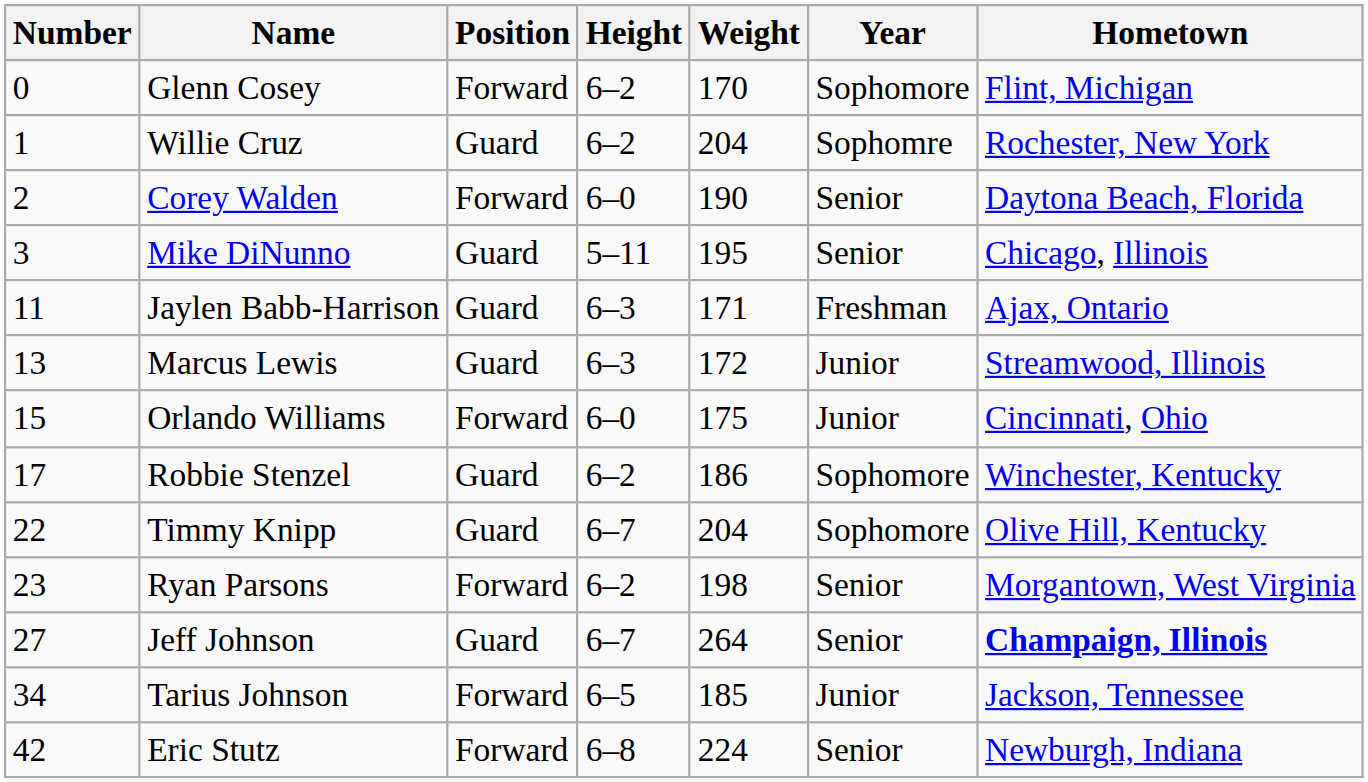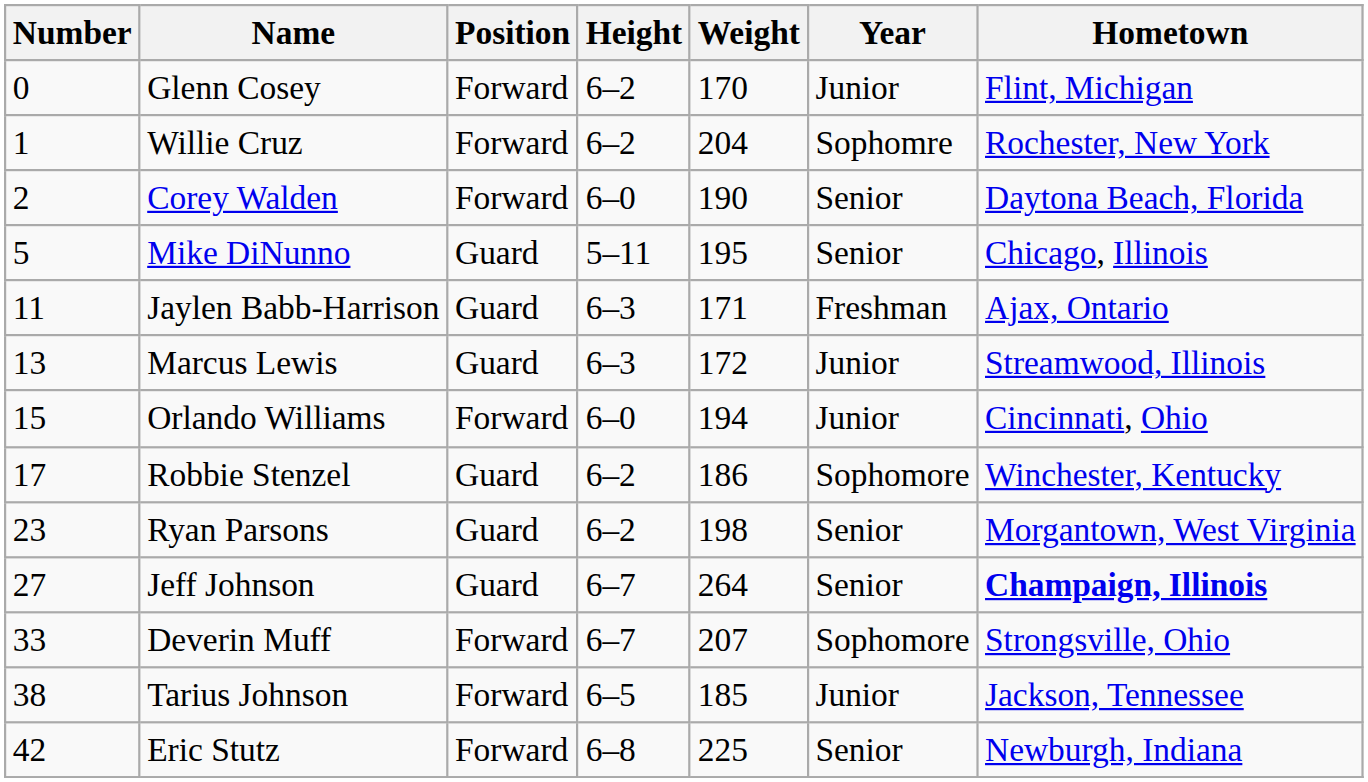(892, 87) Sophomore -> (857, 87) Junior
(497, 142) Guard -> (512, 142) Forward
(21, 252) 3 -> (21, 252) 5
(723, 418) 175 -> (723, 418) 194
- row: (242, 528)
(512, 583) Forward -> (497, 528) Guard
+ row: (239, 638)
(30, 693) 34 -> (30, 693) 38
(723, 749) 224 -> (723, 749) 225
